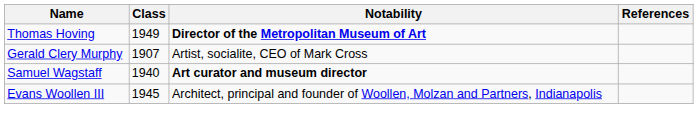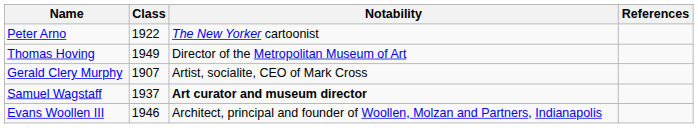+ row: (37, 34)
(299, 34) bold -> (289, 53) normal
(146, 73) 1940 -> (146, 93) 1937
(146, 93) 1945 -> (146, 113) 1946
